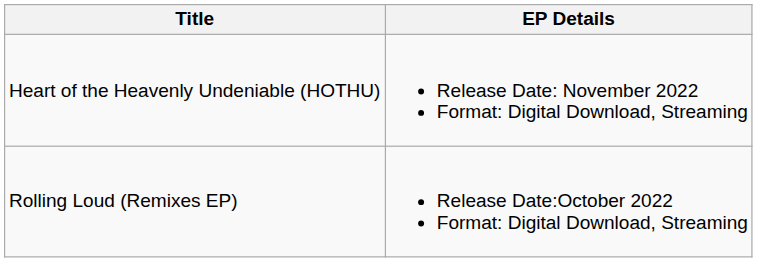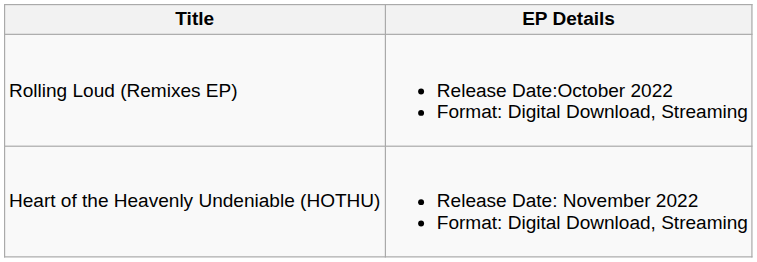rows swapped: (123, 201) <-> (195, 90)
